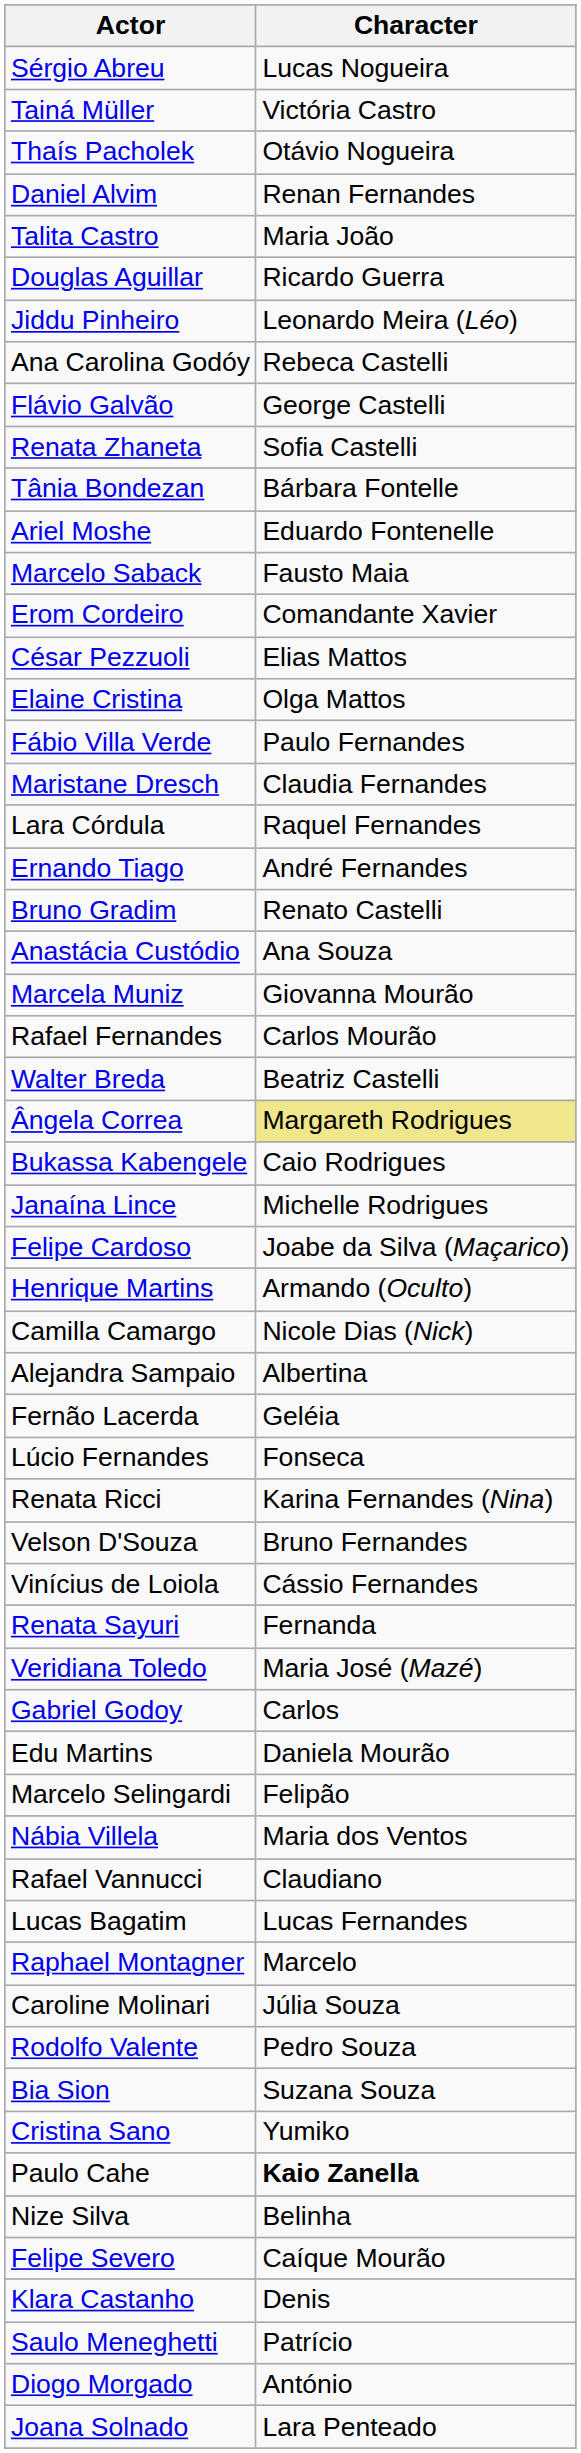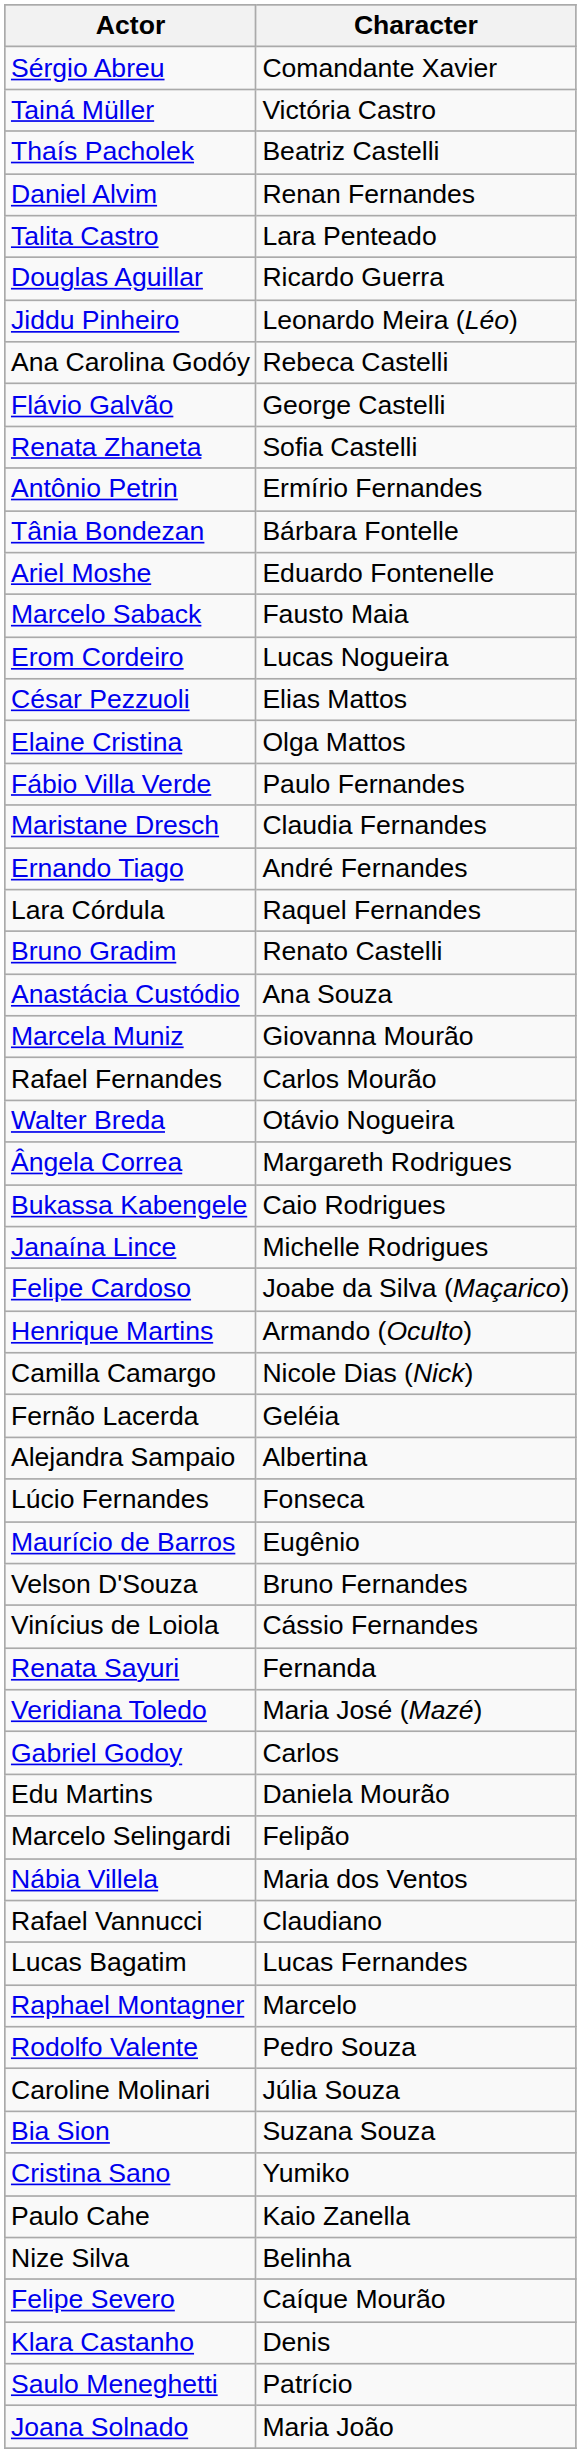(355, 67) Lucas Nogueira -> (380, 67) Comandante Xavier
(358, 151) Otávio Nogueira -> (351, 151) Beatriz Castelli
(328, 236) Maria João -> (350, 236) Lara Penteado
+ row: (94, 488)
(380, 615) Comandante Xavier -> (355, 657) Lucas Nogueira
rows swapped: (97, 868) <-> (88, 825)
(351, 1078) Beatriz Castelli -> (358, 1120) Otávio Nogueira
(387, 1120) khaki background -> (387, 1162) no background
rows swapped: (123, 1373) <-> (105, 1415)
+ row: (123, 1541)
- row: (86, 1499)
rows swapped: (111, 2005) <-> (104, 2047)
(341, 2173) bold -> (336, 2215) normal
- row: (102, 2384)
(350, 2426) Lara Penteado -> (328, 2426) Maria João
